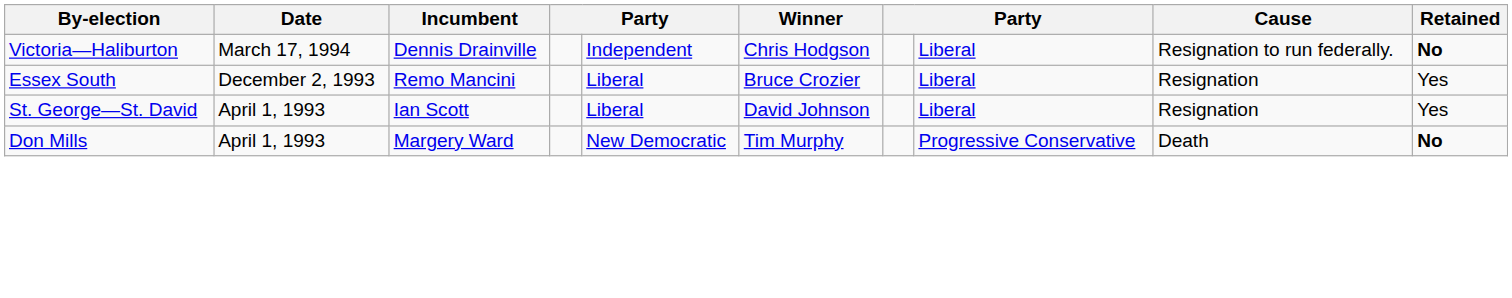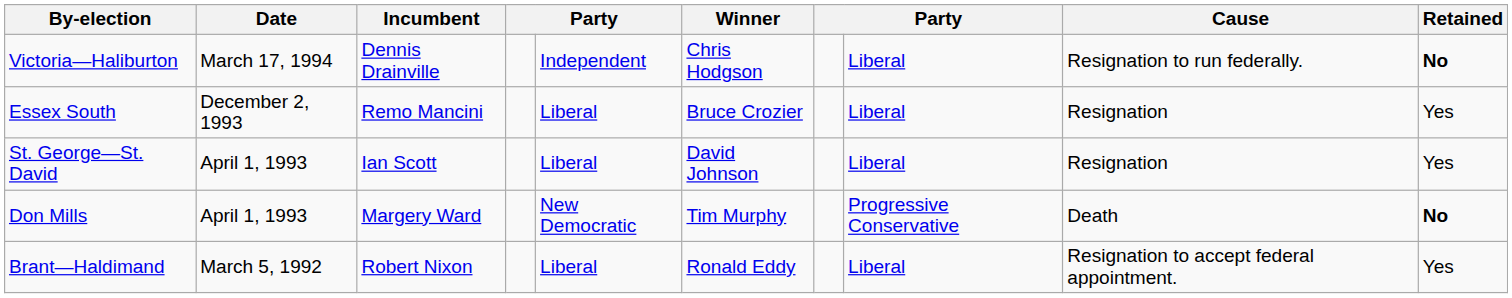+ row: (87, 266)
